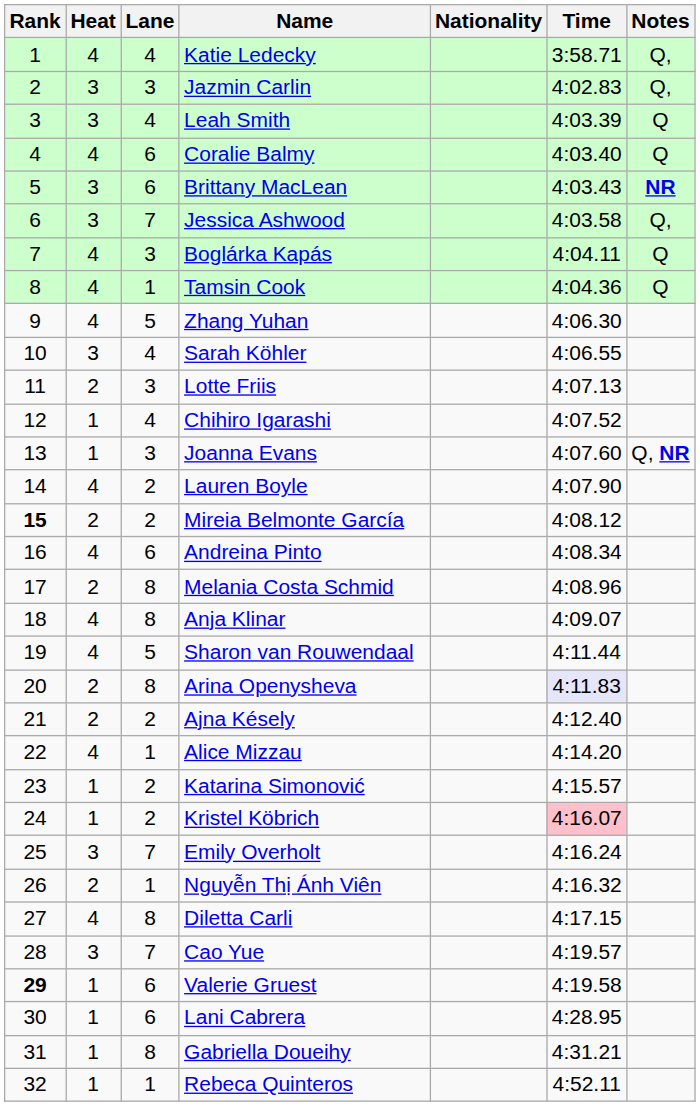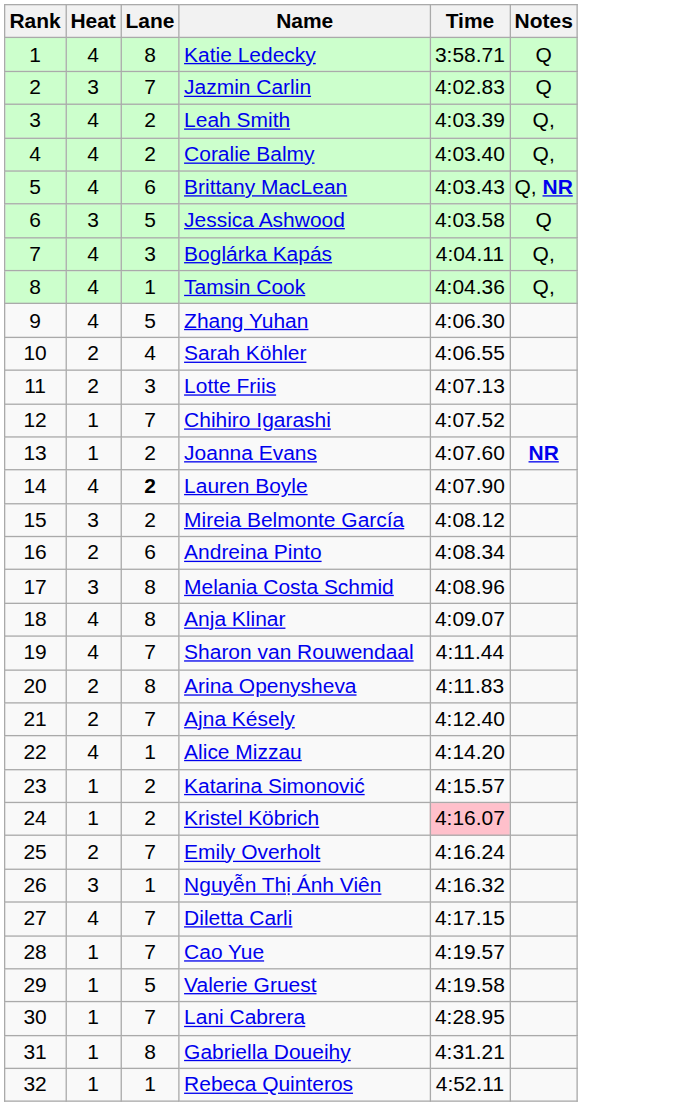- column: (489, 21)
(150, 54) 4 -> (150, 54) 8
(660, 54) Q, -> (544, 54) Q
(150, 87) 3 -> (150, 87) 7
(660, 87) Q, -> (544, 87) Q
(93, 120) 3 -> (93, 120) 4
(150, 120) 4 -> (150, 120) 2
(660, 120) Q -> (544, 120) Q,
(150, 154) 6 -> (150, 154) 2
(660, 154) Q -> (544, 154) Q,
(93, 187) 3 -> (93, 187) 4
(660, 187) NR -> (544, 187) Q, NR
(150, 220) 7 -> (150, 220) 5
(660, 220) Q, -> (544, 220) Q
(660, 253) Q -> (544, 253) Q,
(660, 287) Q -> (544, 287) Q,
(93, 353) 3 -> (93, 353) 2
(150, 420) 4 -> (150, 420) 7
(150, 453) 3 -> (150, 453) 2
(660, 453) Q, NR -> (544, 453) NR
(150, 486) normal -> (150, 486) bold
(35, 519) bold -> (35, 519) normal
(93, 519) 2 -> (93, 519) 3
(93, 552) 4 -> (93, 552) 2
(93, 586) 2 -> (93, 586) 3
(150, 652) 5 -> (150, 652) 7
(587, 685) lavender background -> (470, 685) no background
(150, 719) 2 -> (150, 719) 7
(93, 852) 3 -> (93, 852) 2
(93, 885) 2 -> (93, 885) 3
(150, 918) 8 -> (150, 918) 7
(93, 951) 3 -> (93, 951) 1
(35, 985) bold -> (35, 985) normal
(150, 985) 6 -> (150, 985) 5
(150, 1018) 6 -> (150, 1018) 7
